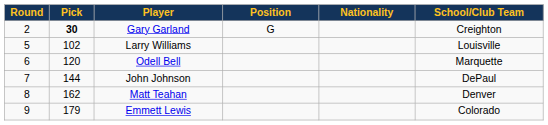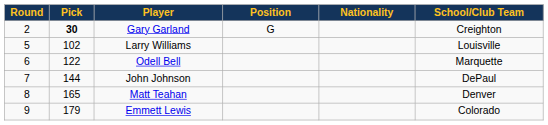(72, 62) 120 -> (72, 62) 122
(72, 95) 162 -> (72, 95) 165
